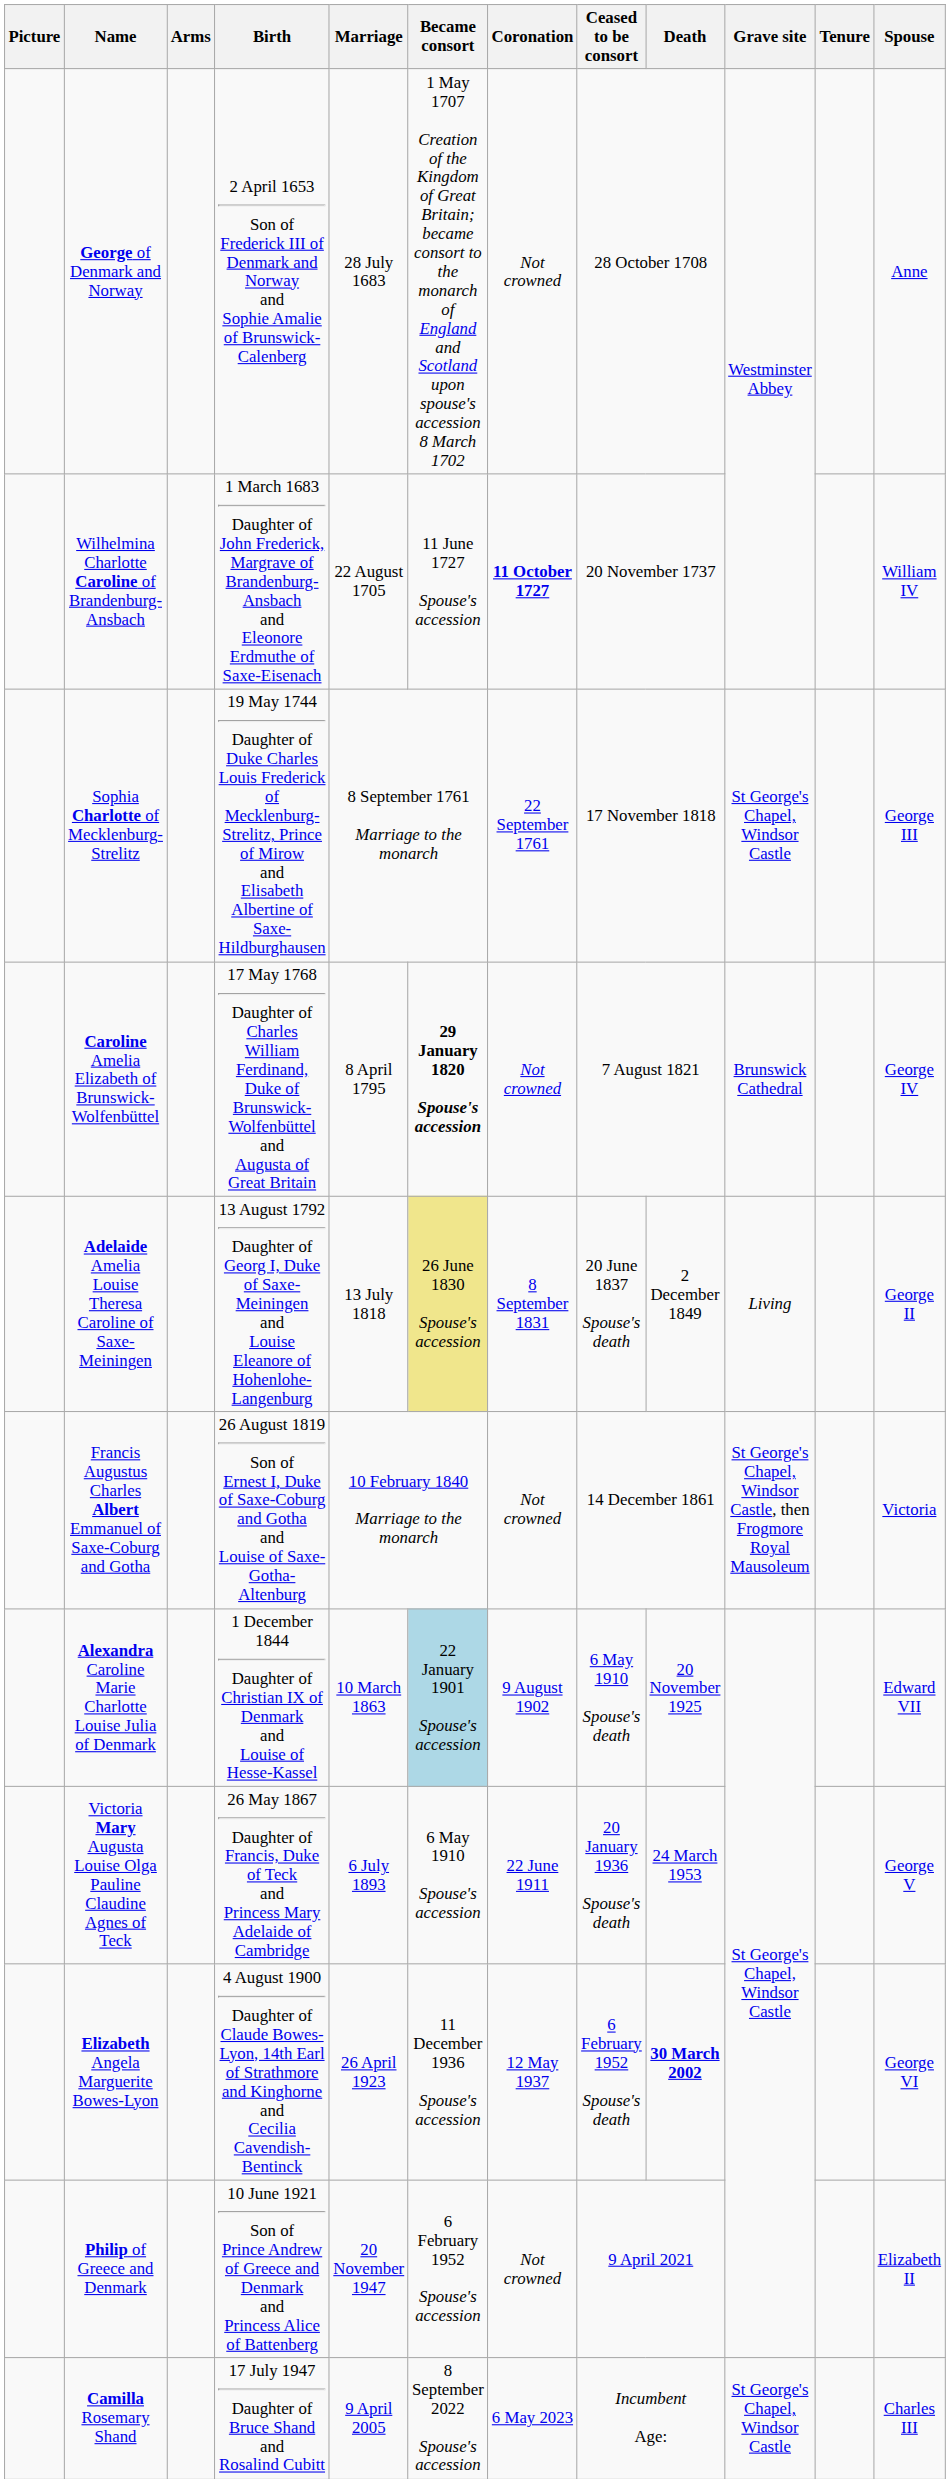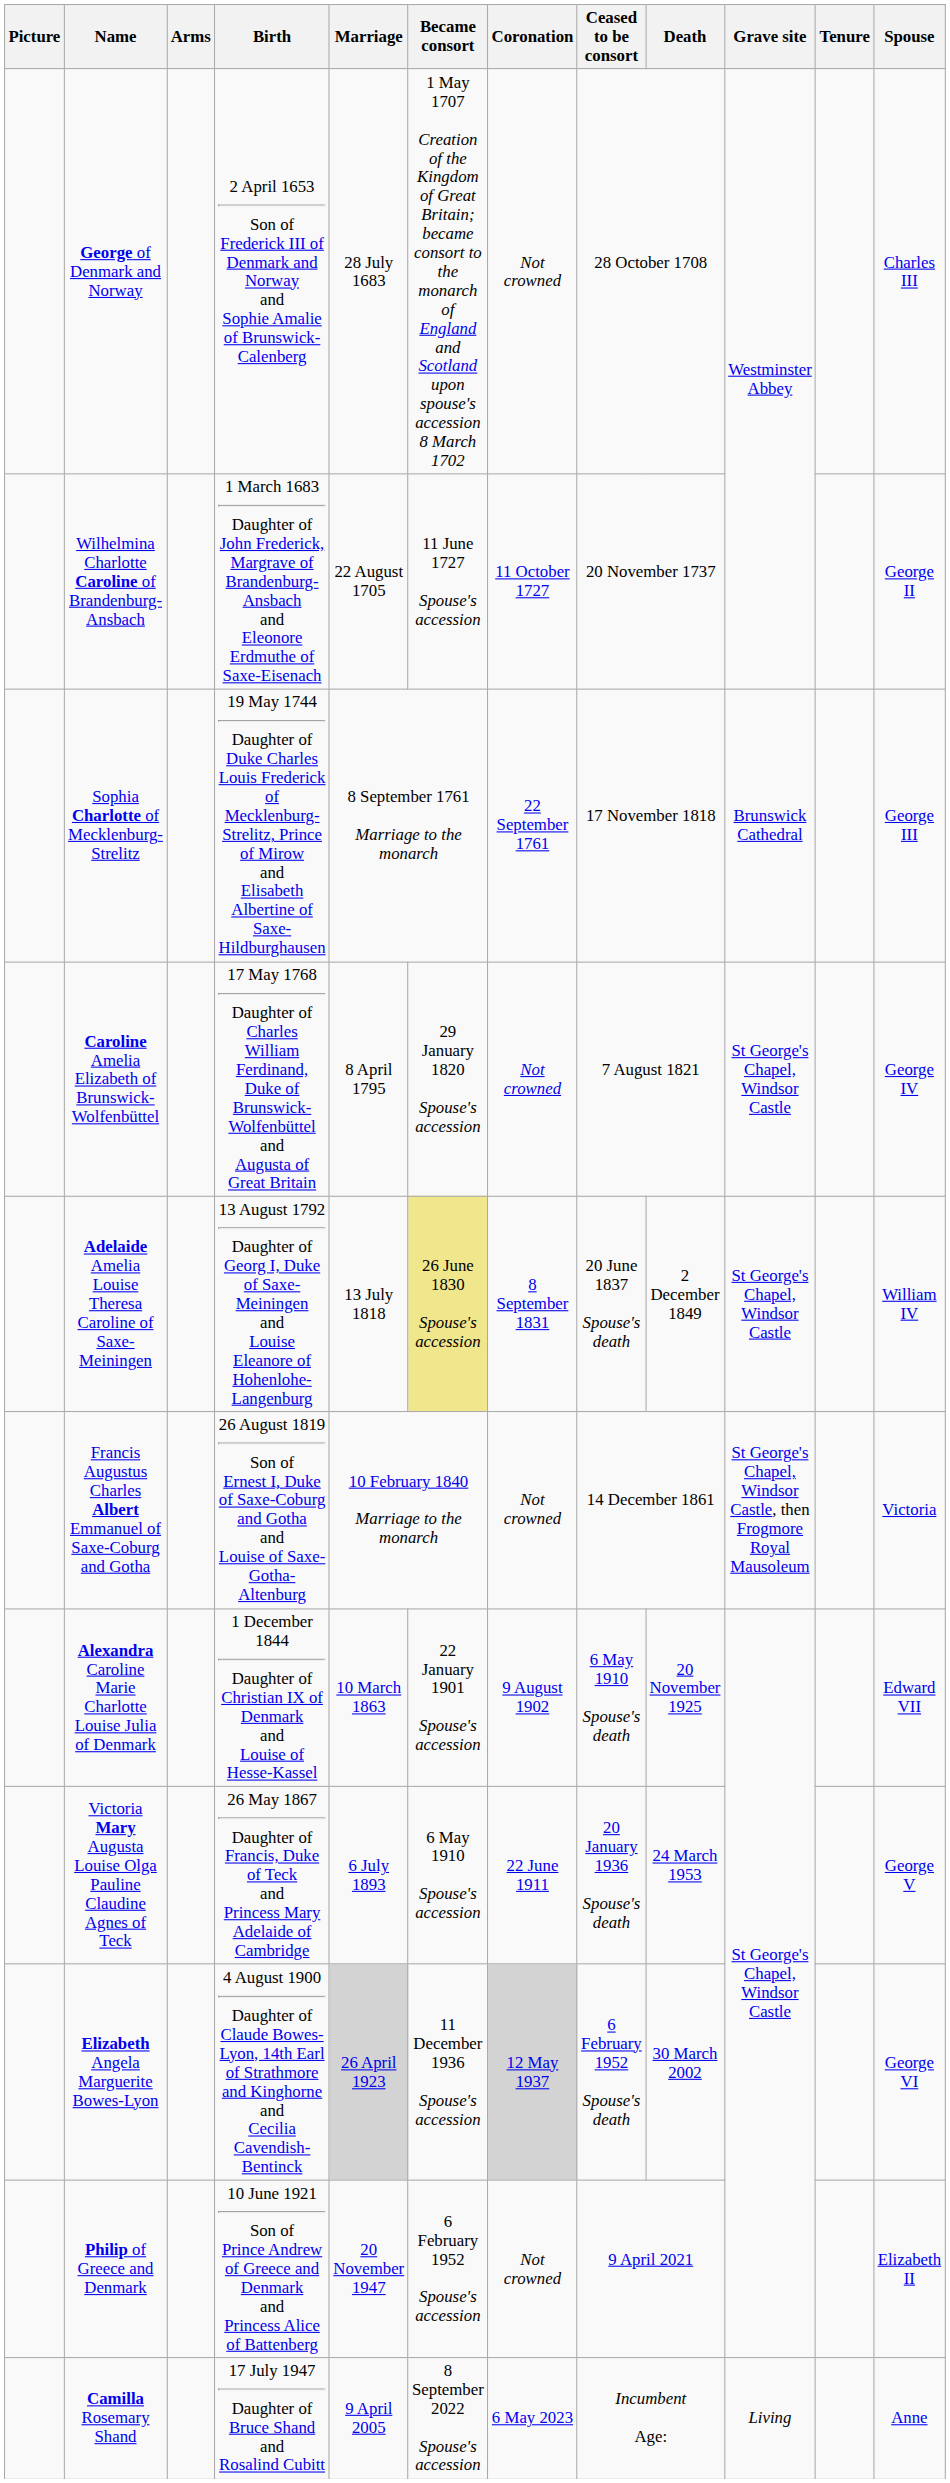(909, 271) Anne -> (909, 271) Charles III
(532, 581) bold -> (532, 581) normal
(909, 581) William IV -> (909, 581) George II
(770, 825) St George's Chapel, Windsor Castle -> (770, 825) Brunswick Cathedral
(448, 1078) bold -> (448, 1078) normal
(770, 1078) Brunswick Cathedral -> (770, 1078) St George's Chapel, Windsor Castle
(770, 1303) Living -> (770, 1303) St George's Chapel, Windsor Castle
(909, 1303) George II -> (909, 1303) William IV
(448, 1697) lightblue background -> (448, 1697) no background
(369, 2072) no background -> (369, 2072) lightgrey background
(532, 2072) no background -> (532, 2072) lightgrey background
(685, 2062) bold -> (685, 2062) normal
(770, 2418) St George's Chapel, Windsor Castle -> (770, 2418) Living
(909, 2418) Charles III -> (909, 2418) Anne
